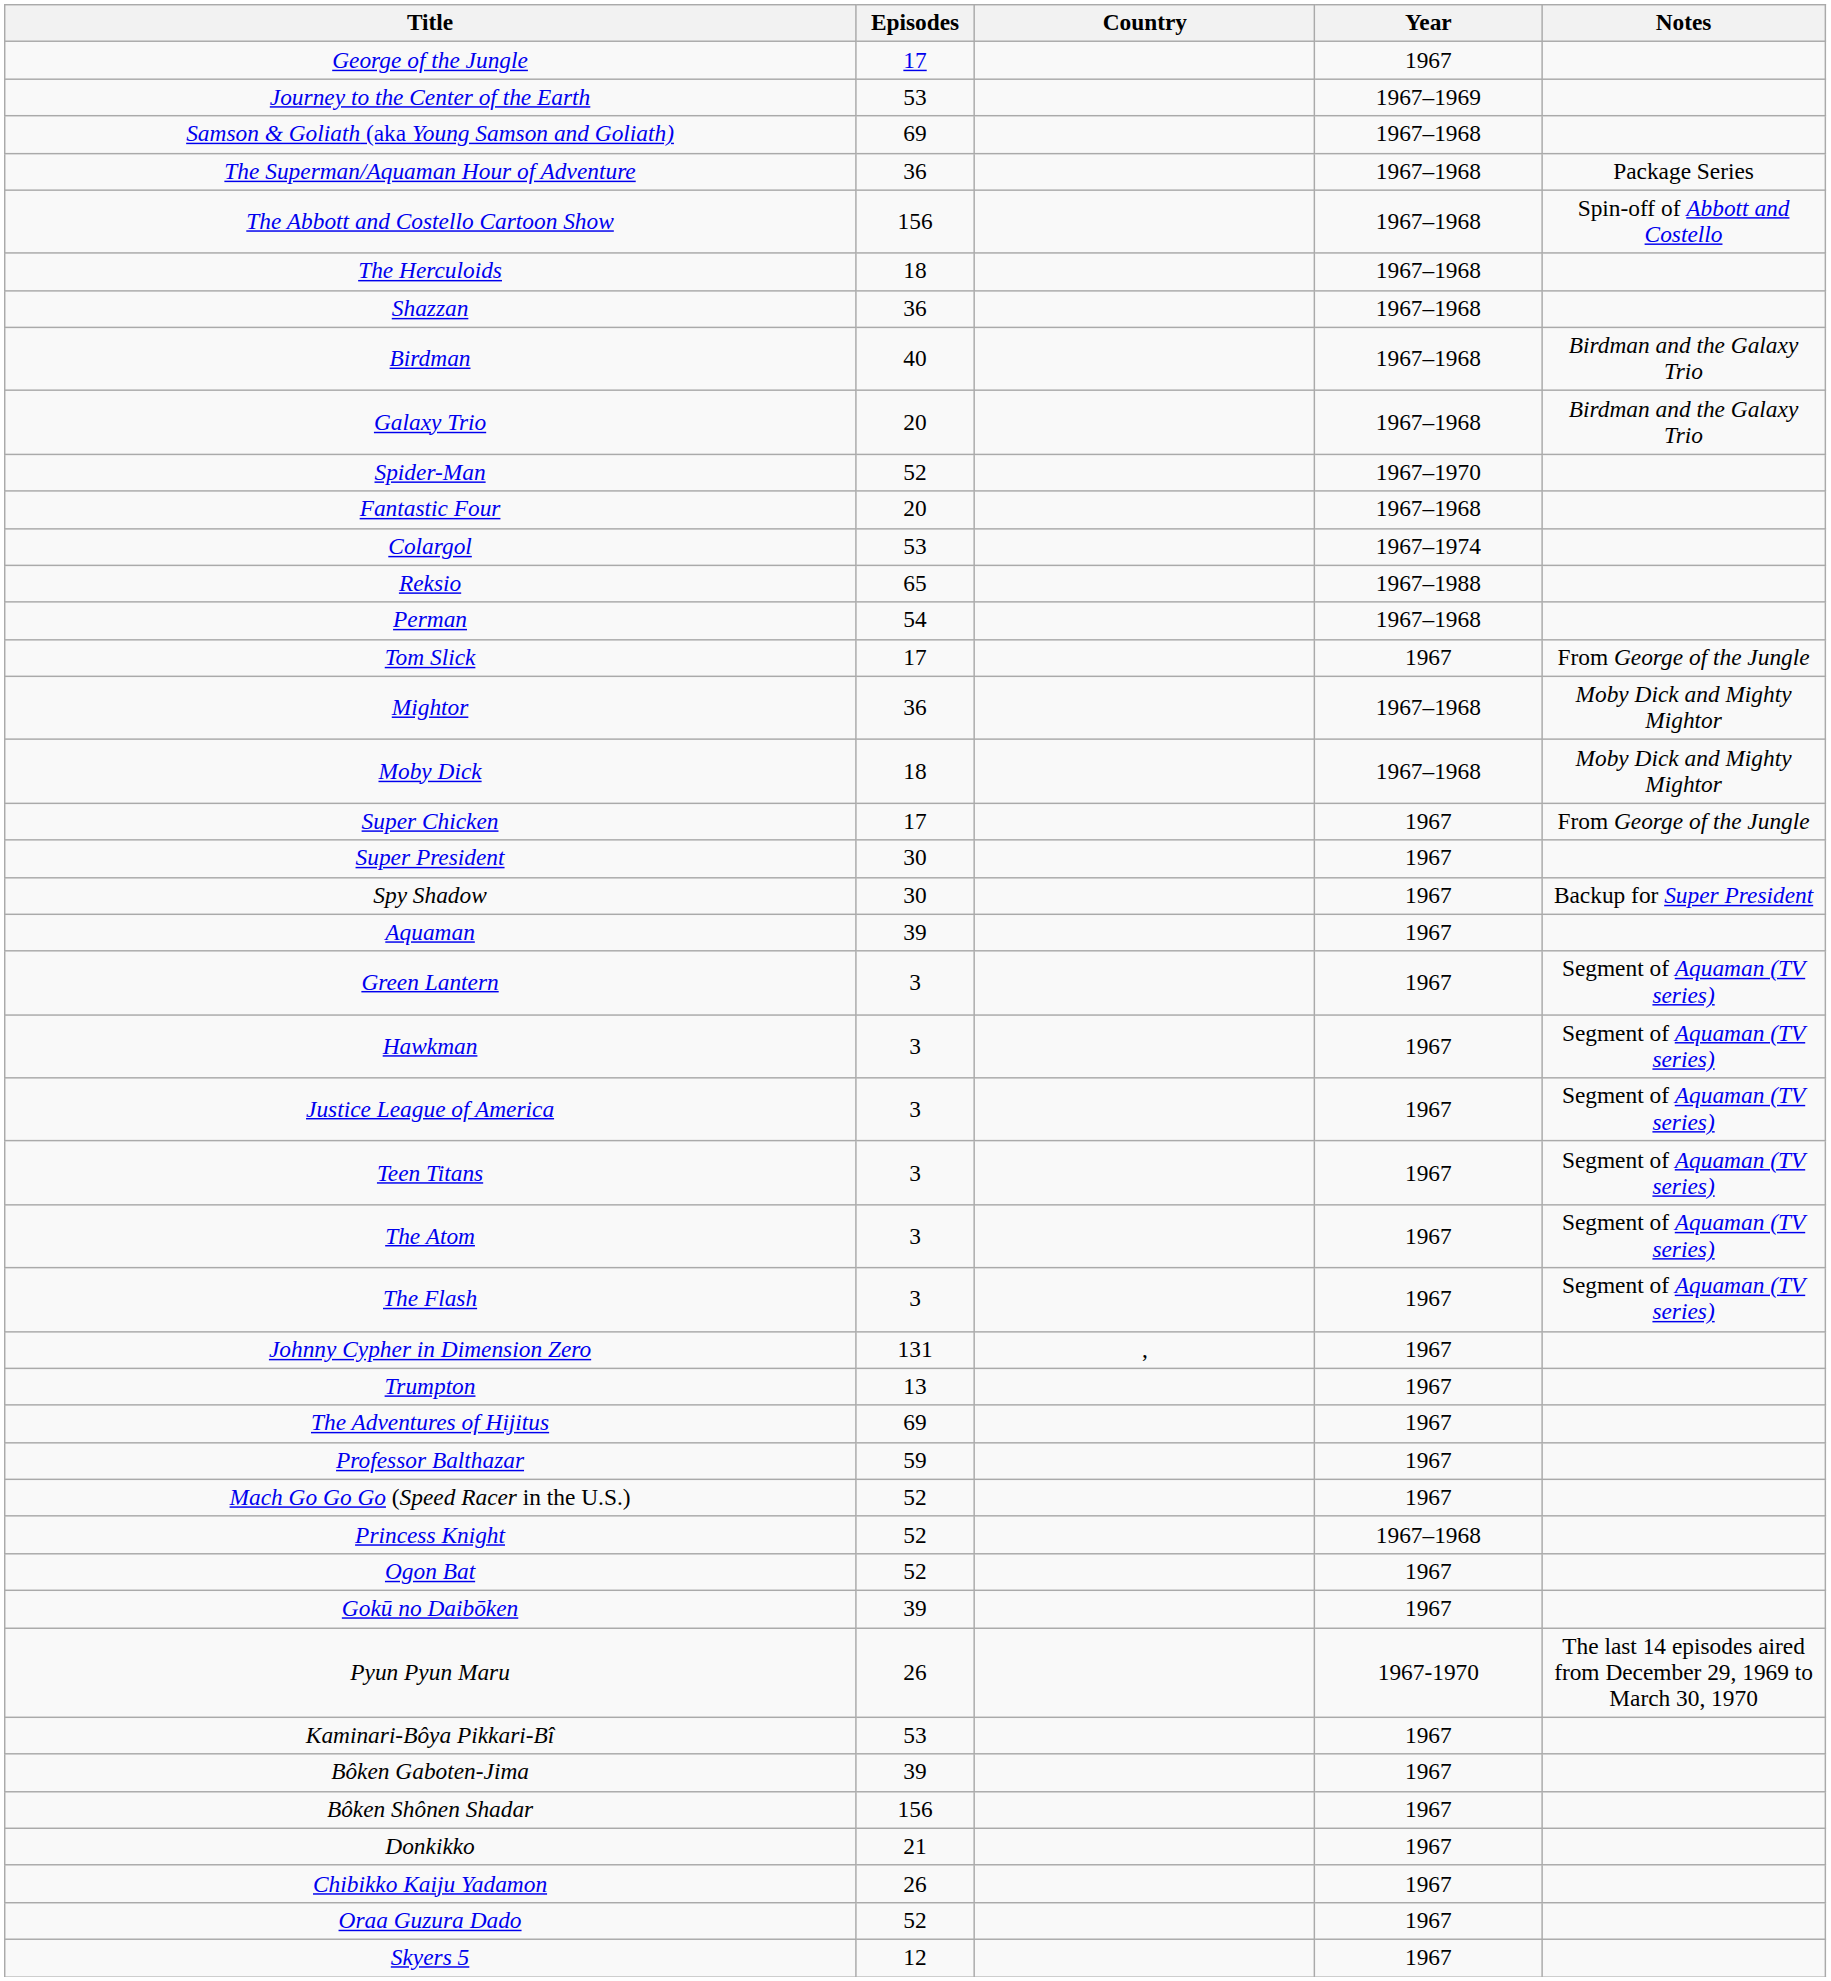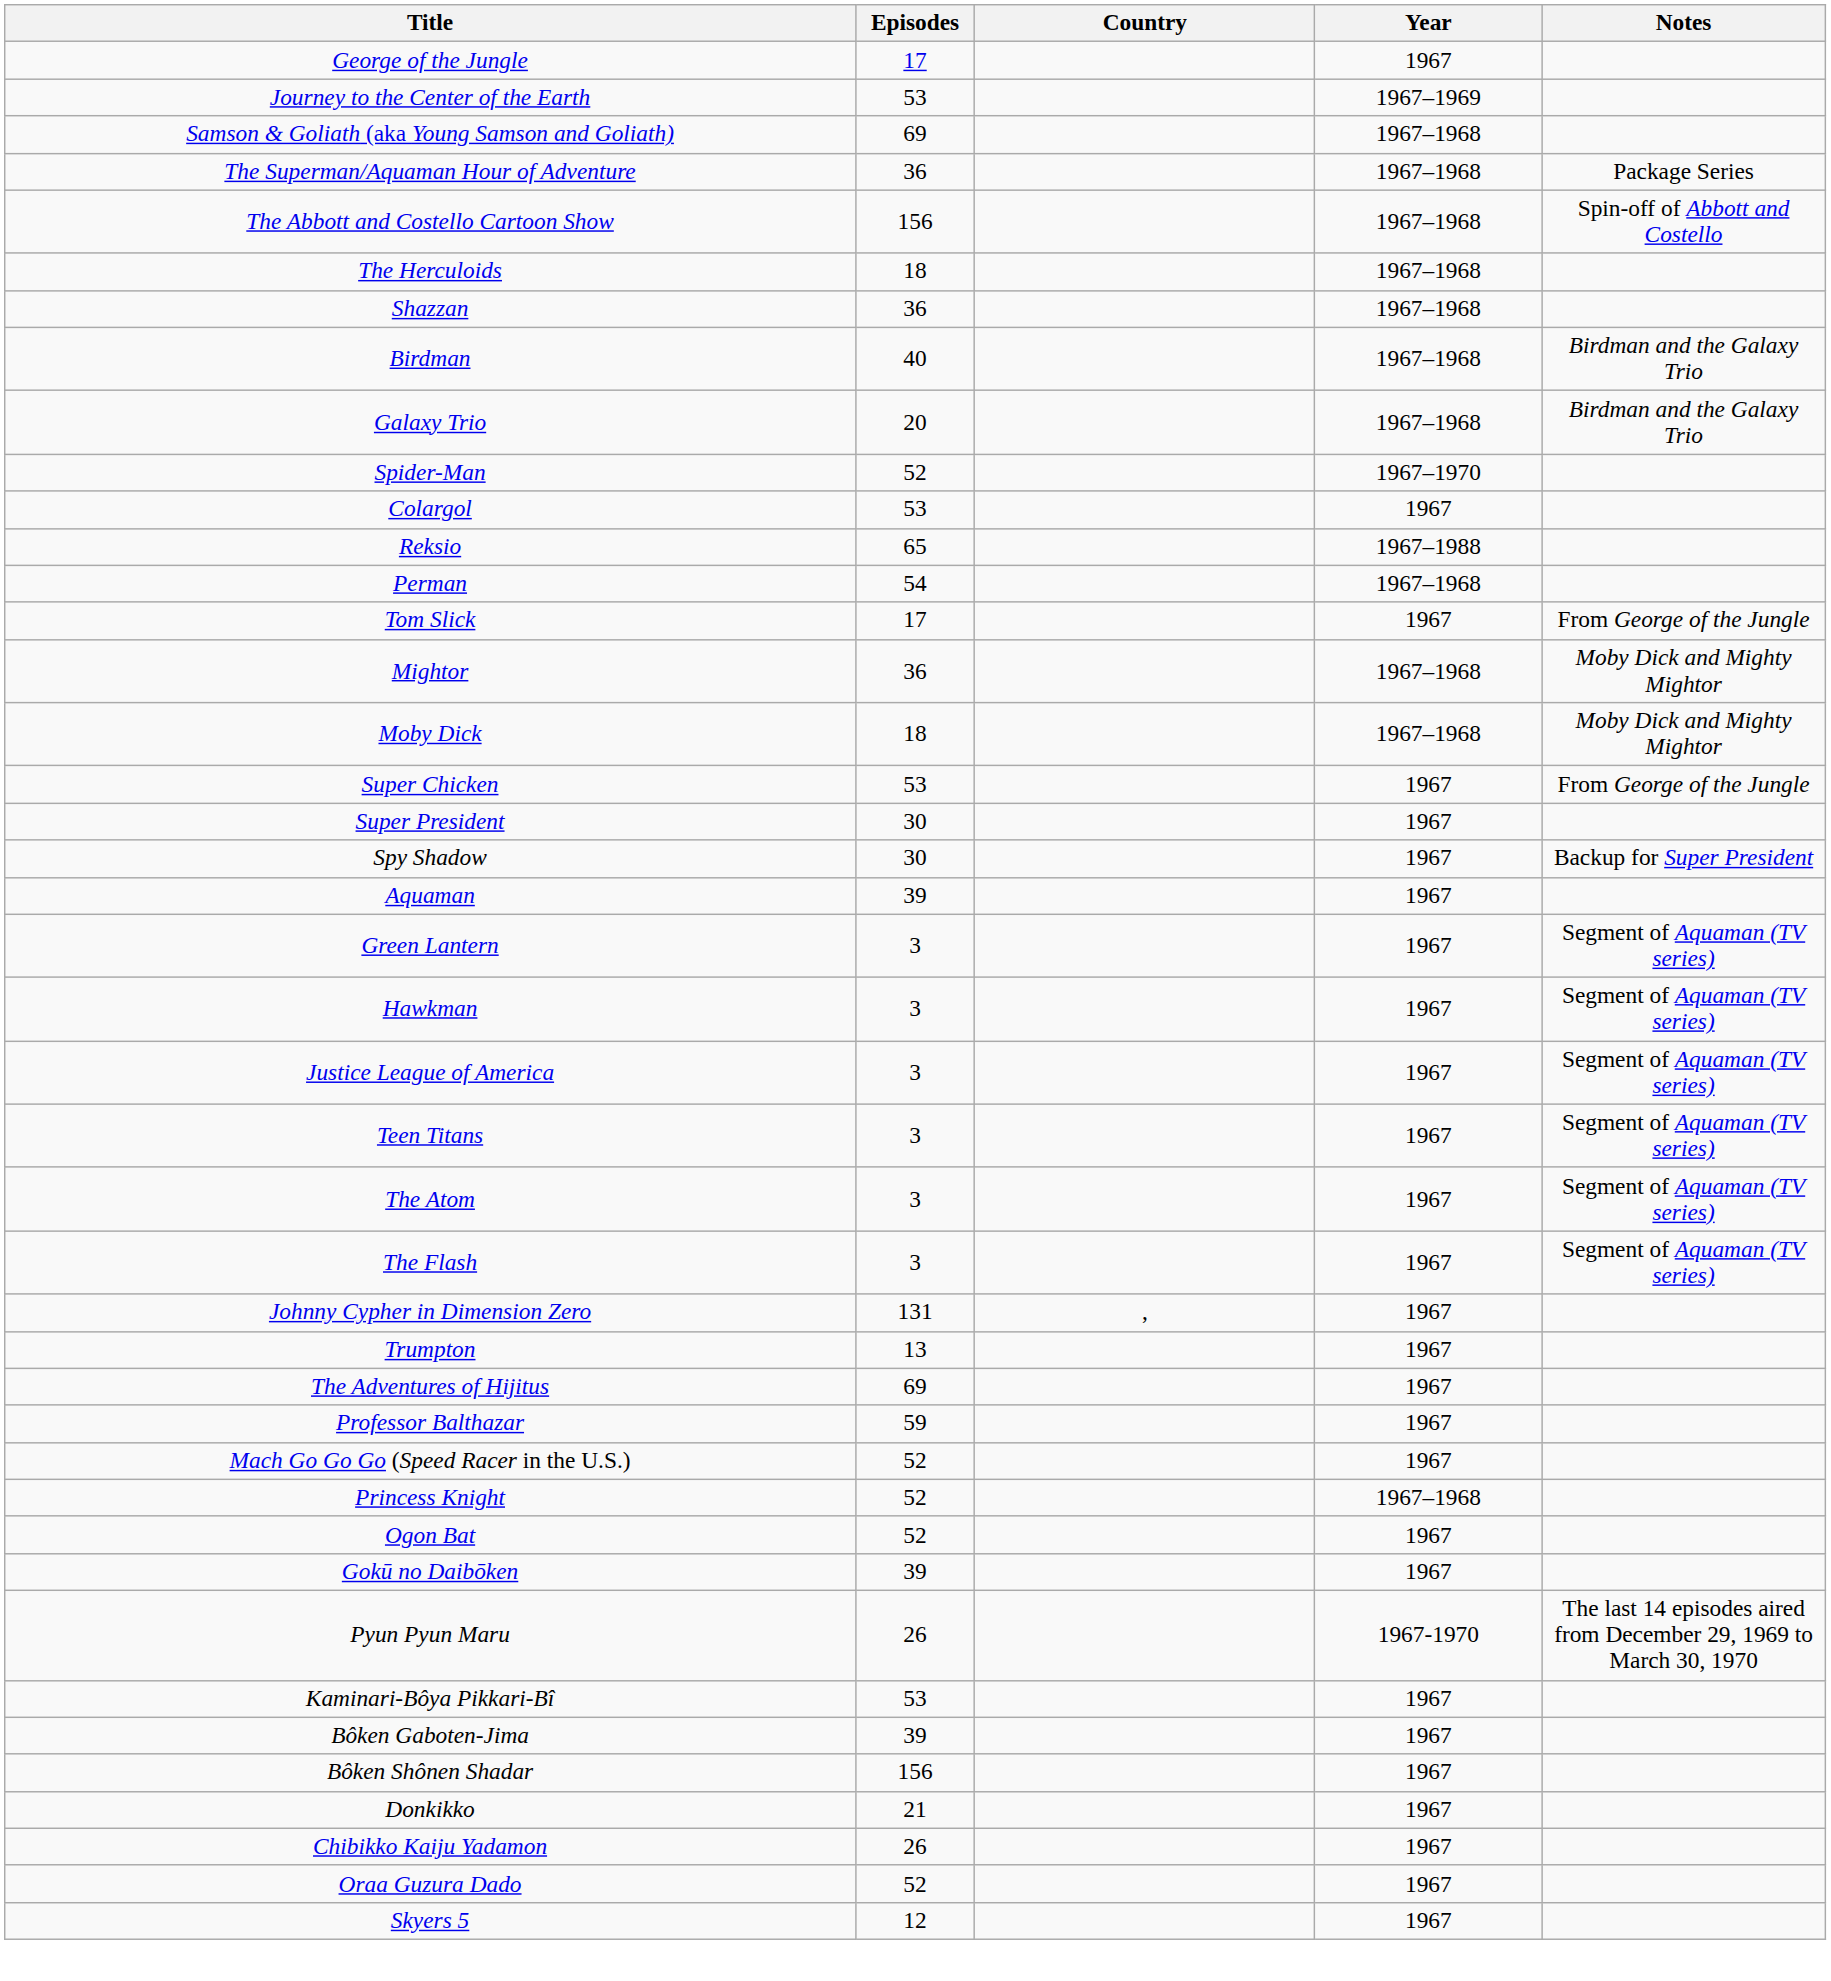- row: (430, 509)
(1428, 546) 1967–1974 -> (1428, 509) 1967
(915, 821) 17 -> (915, 784) 53
